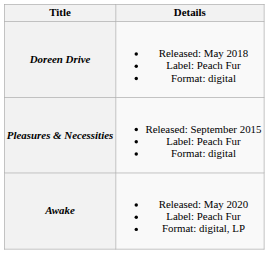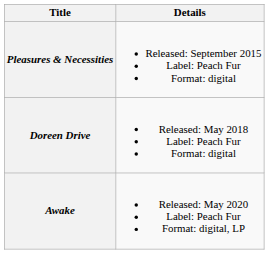rows swapped: (60, 135) <-> (60, 59)
